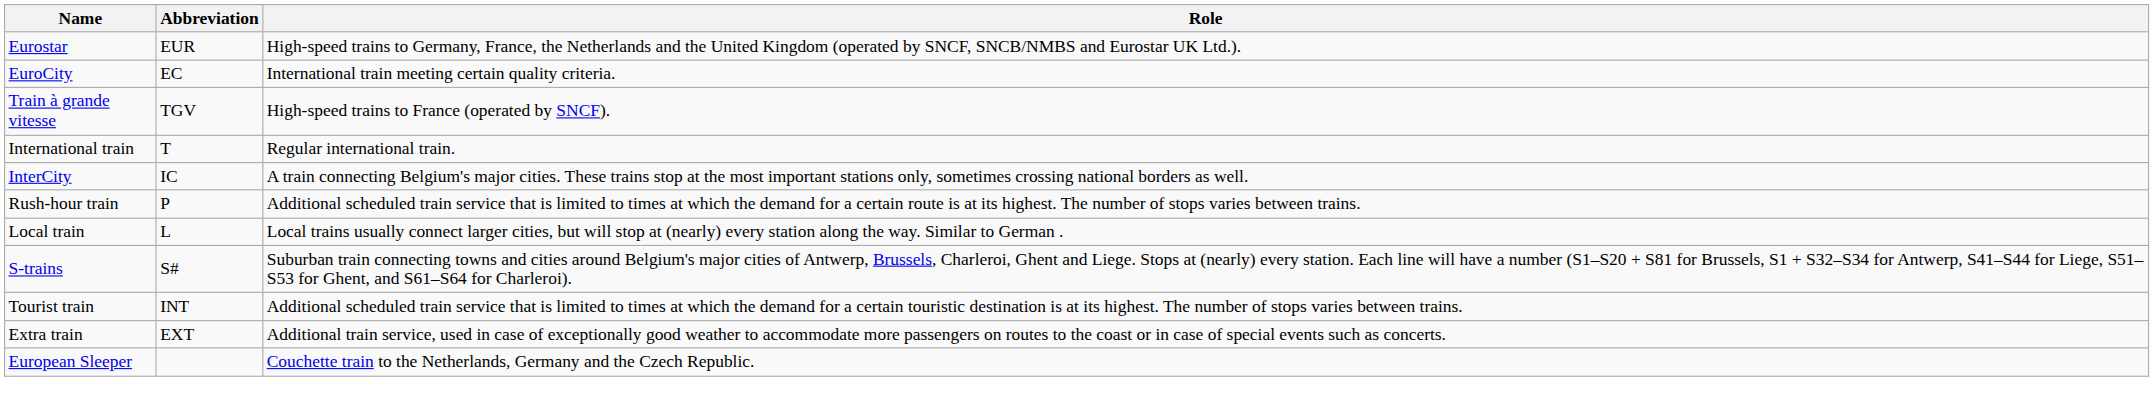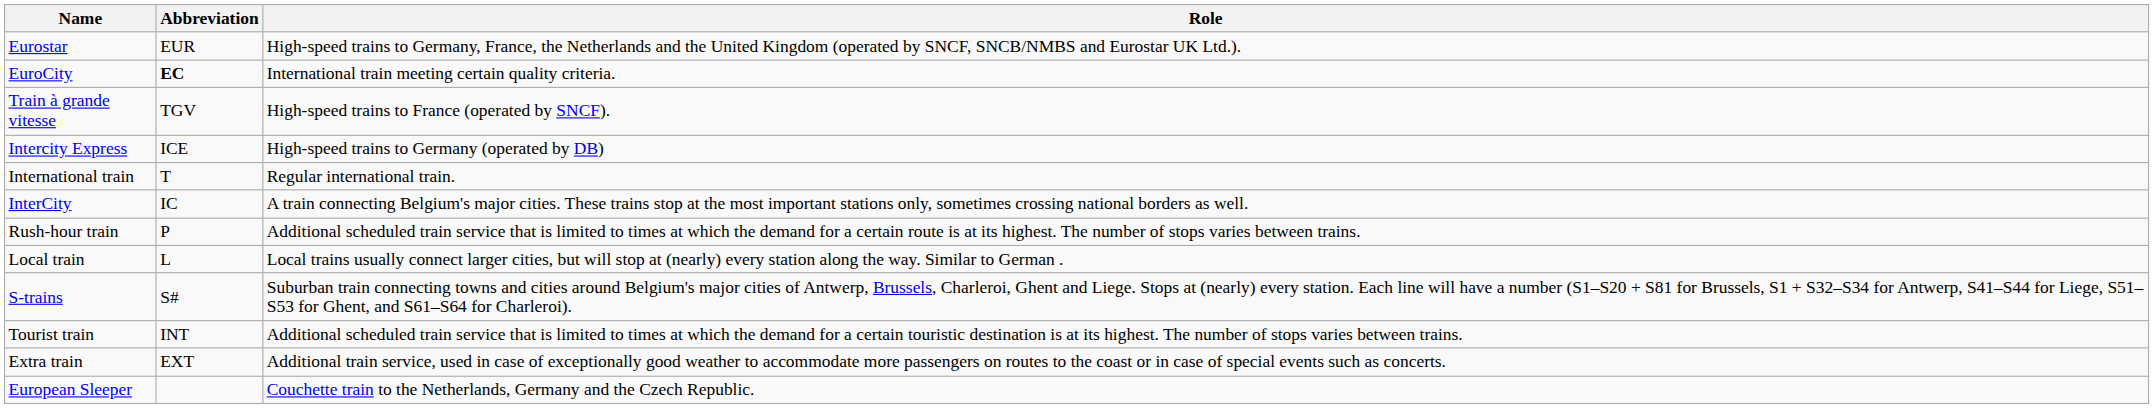(171, 73) normal -> (172, 73) bold
+ row: (68, 148)
